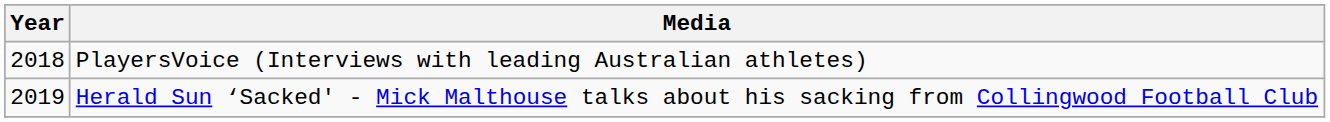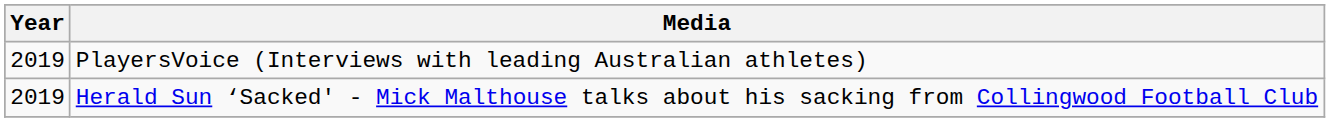(38, 60) 2018 -> (38, 60) 2019
